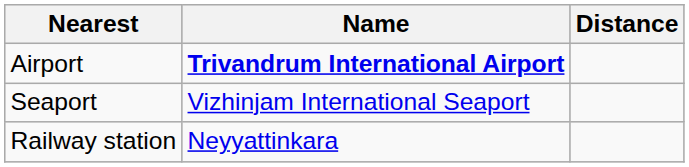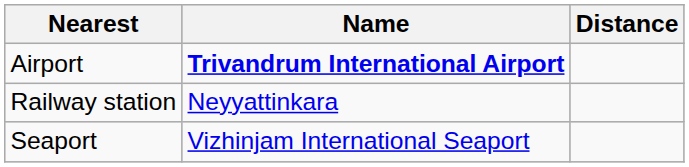rows swapped: (93, 141) <-> (54, 102)
